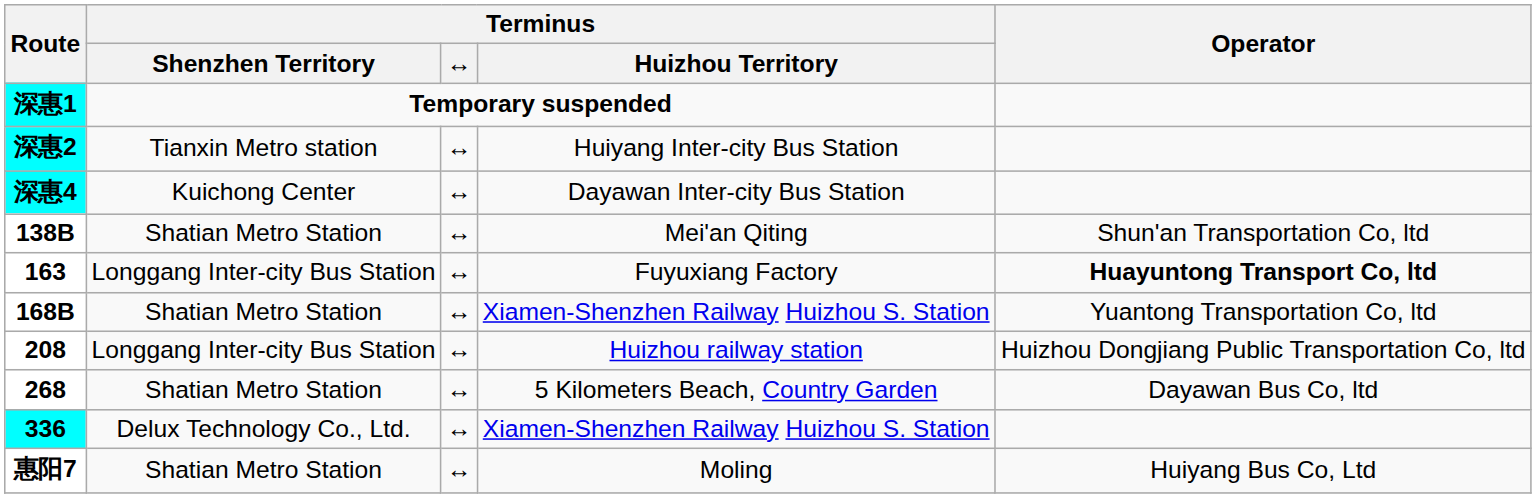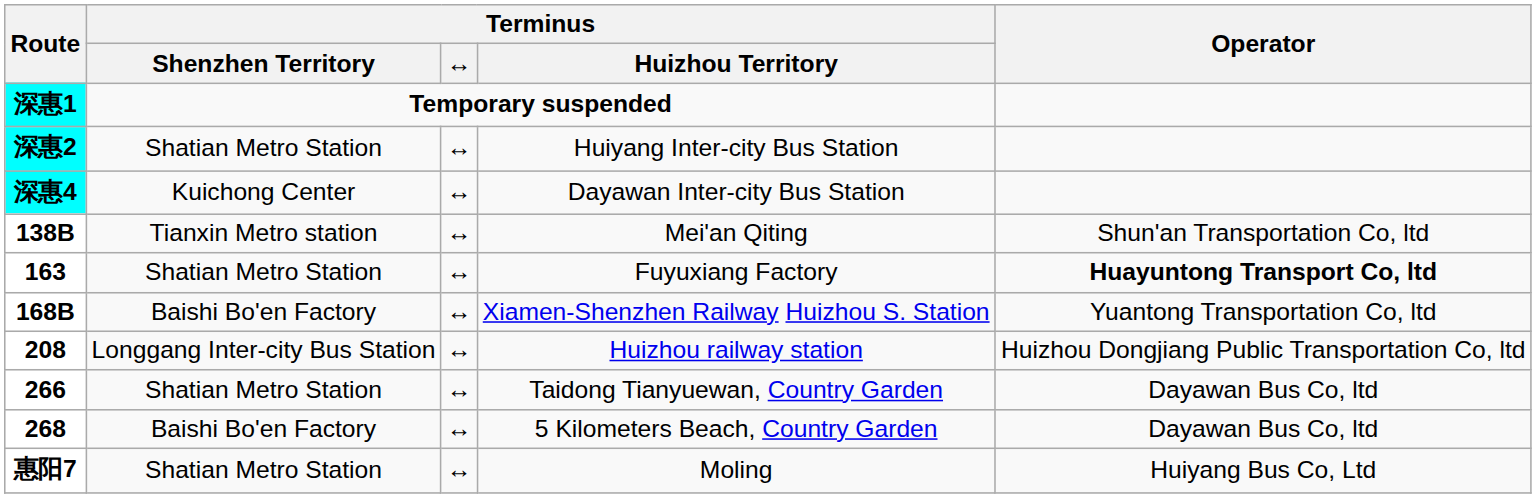(264, 148) Tianxin Metro station -> (264, 148) Shatian Metro Station
(264, 233) Shatian Metro Station -> (264, 233) Tianxin Metro station
(264, 272) Longgang Inter-city Bus Station -> (264, 272) Shatian Metro Station
(264, 311) Shatian Metro Station -> (264, 311) Baishi Bo'en Factory
+ row: (45, 389)
(264, 389) Shatian Metro Station -> (264, 428) Baishi Bo'en Factory
- row: (45, 428)
